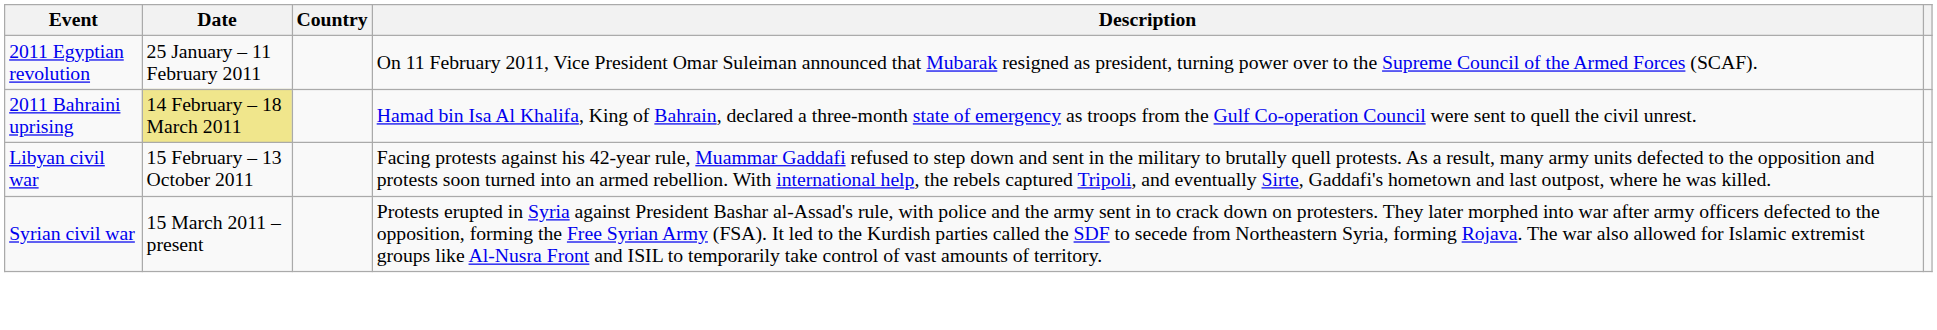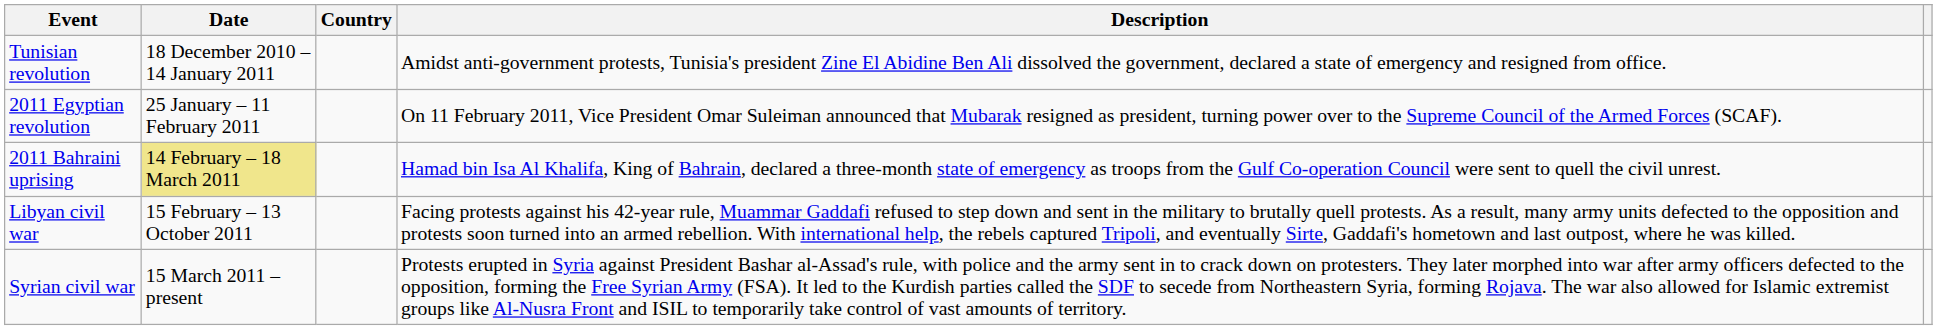+ row: (50, 62)
